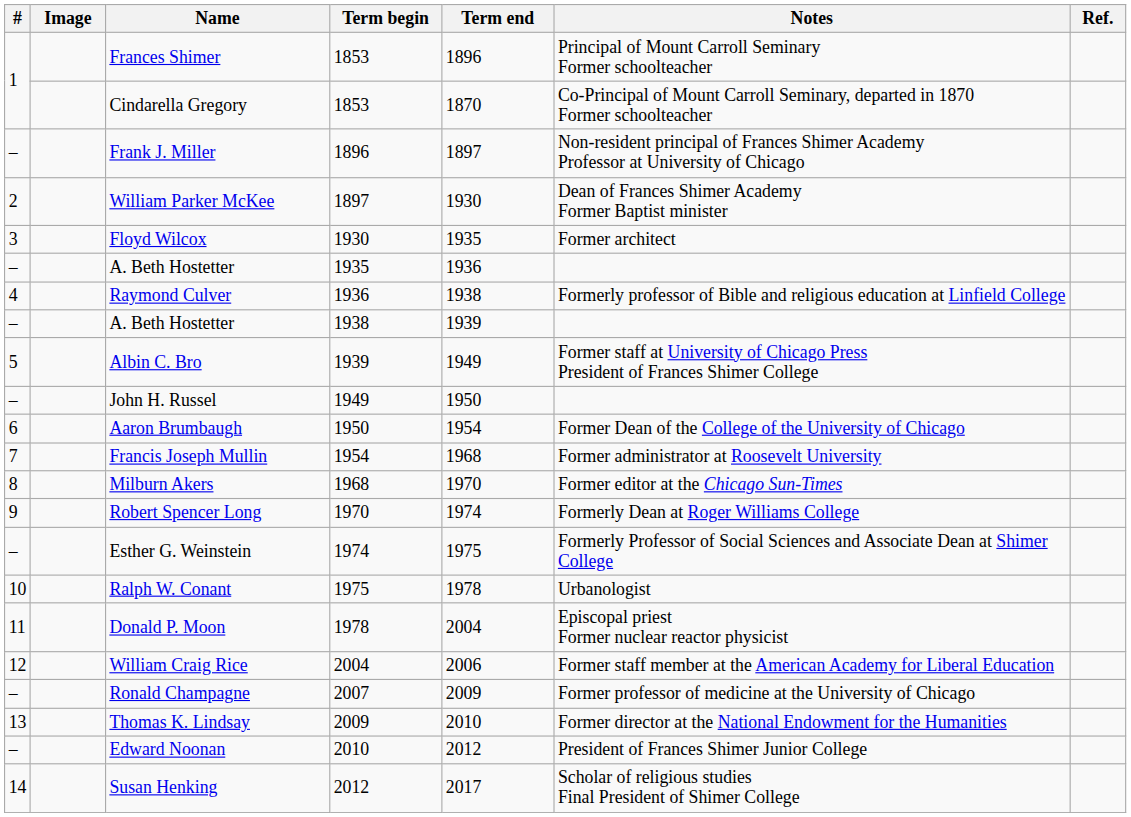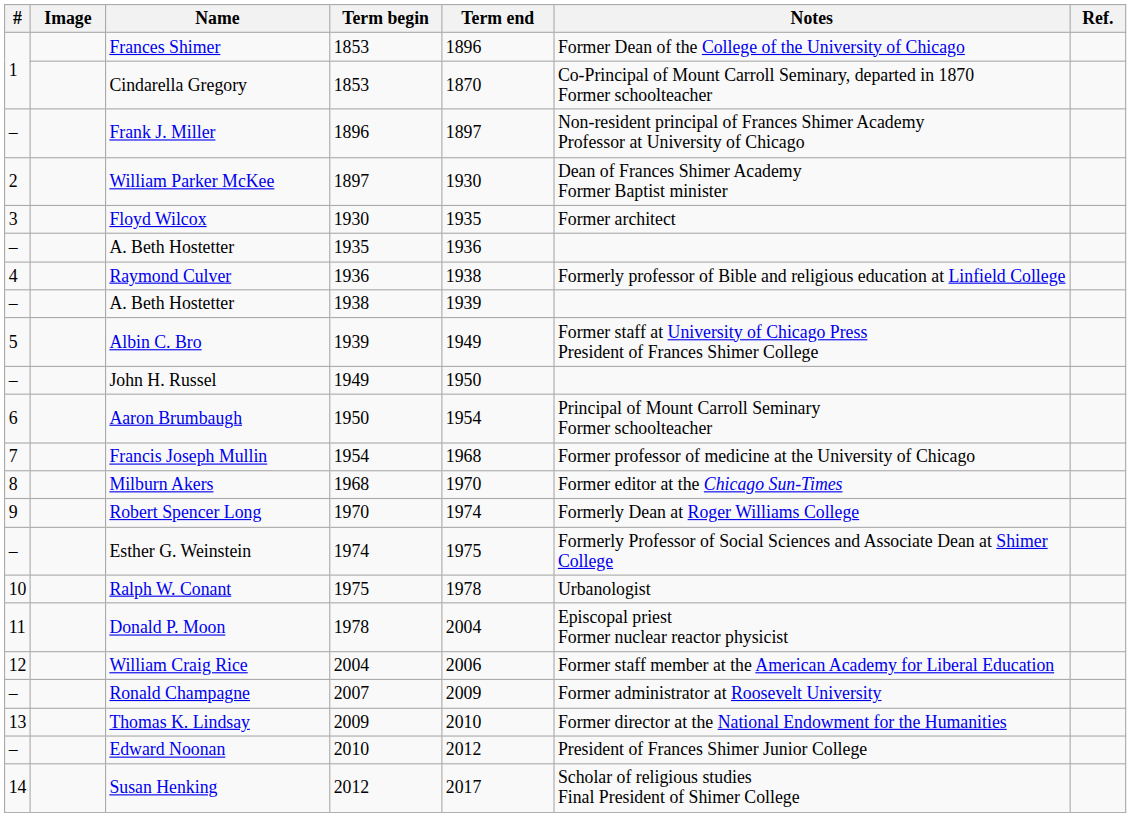(689, 56) Principal of Mount Carroll Seminary Former schoolteacher -> (761, 46) Former Dean of the College of the University of Chicago
(761, 428) Former Dean of the College of the University of Chicago -> (689, 418) Principal of Mount Carroll Seminary Former schoolteacher
(720, 456) Former administrator at Roosevelt University -> (767, 456) Former professor of medicine at the University of Chicago
(767, 693) Former professor of medicine at the University of Chicago -> (720, 693) Former administrator at Roosevelt University
